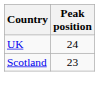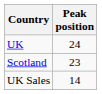+ row: (29, 80)
